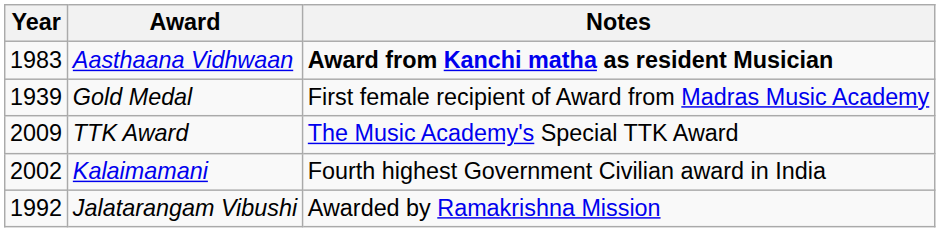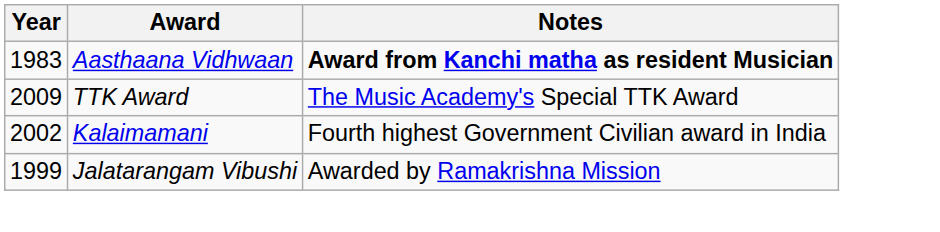- row: (133, 97)
(36, 208) 1992 -> (36, 171) 1999
